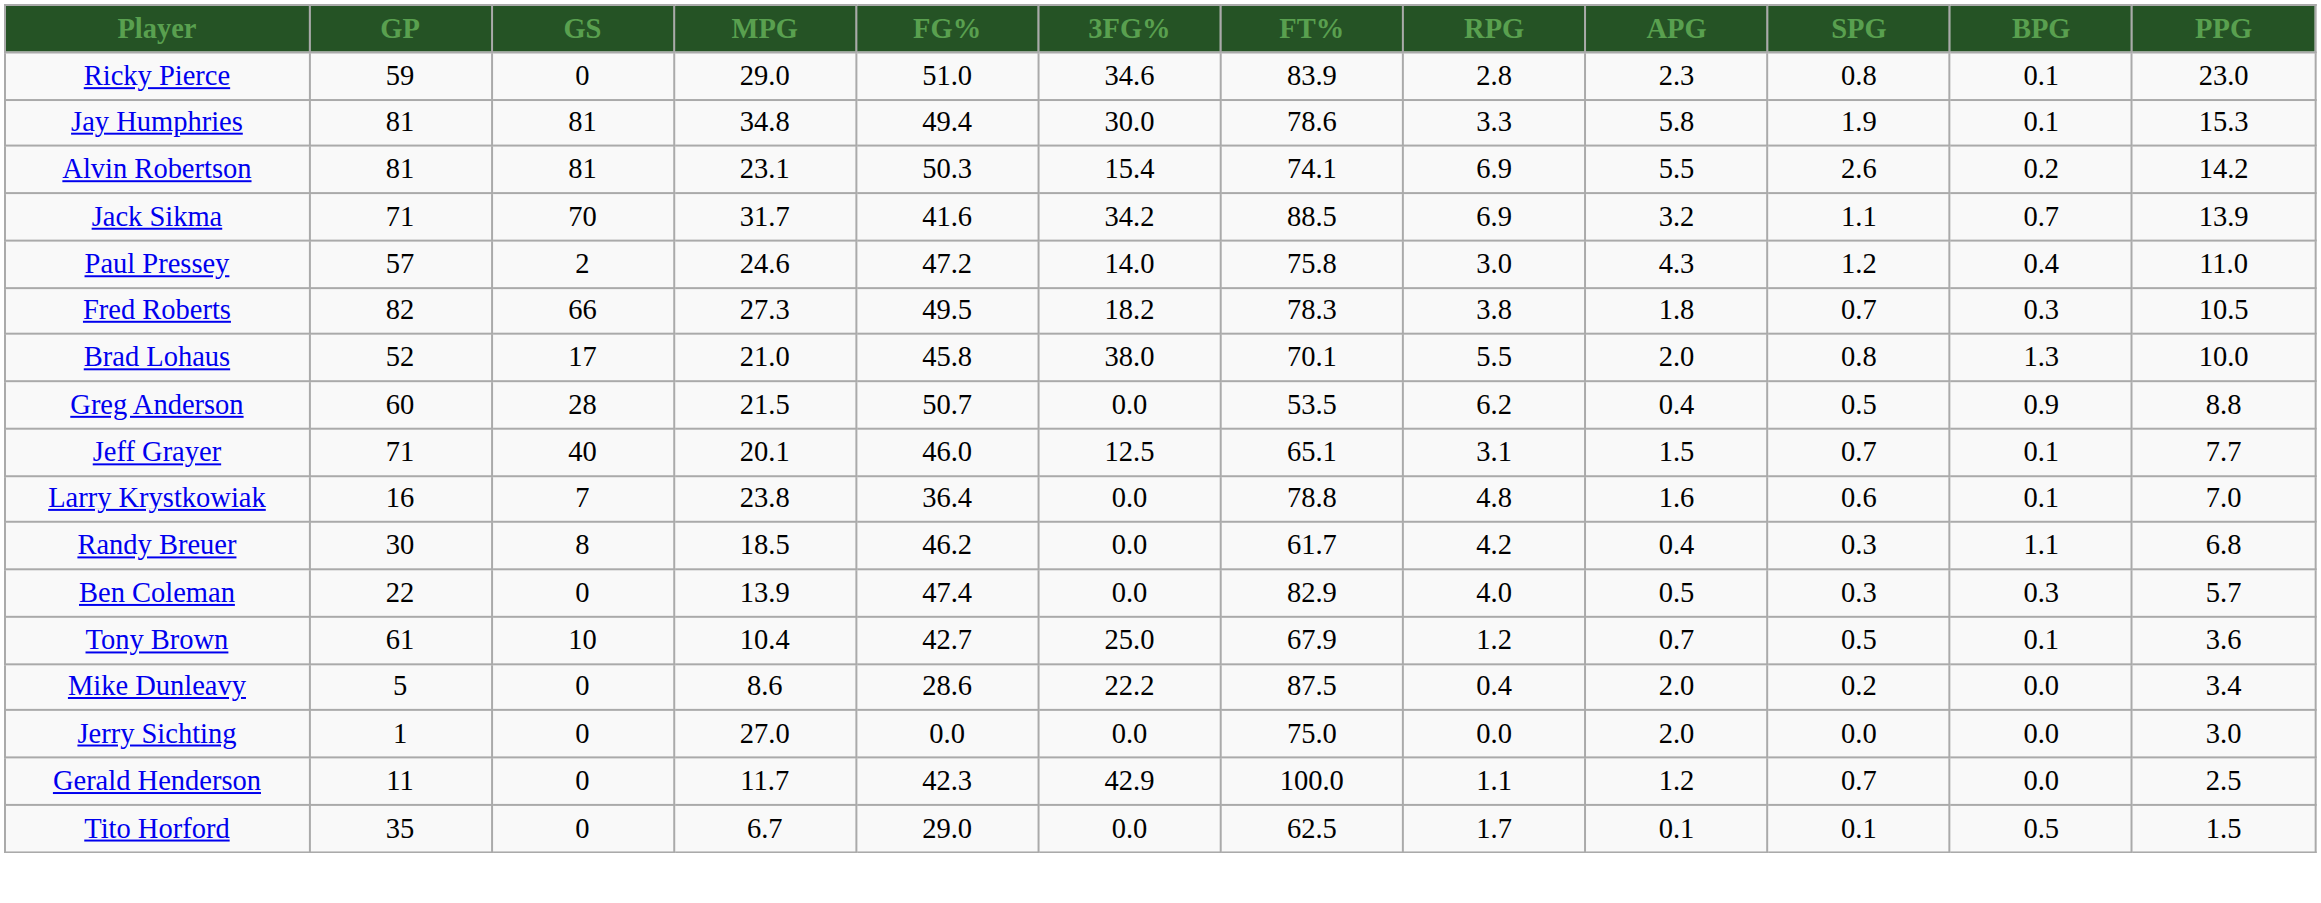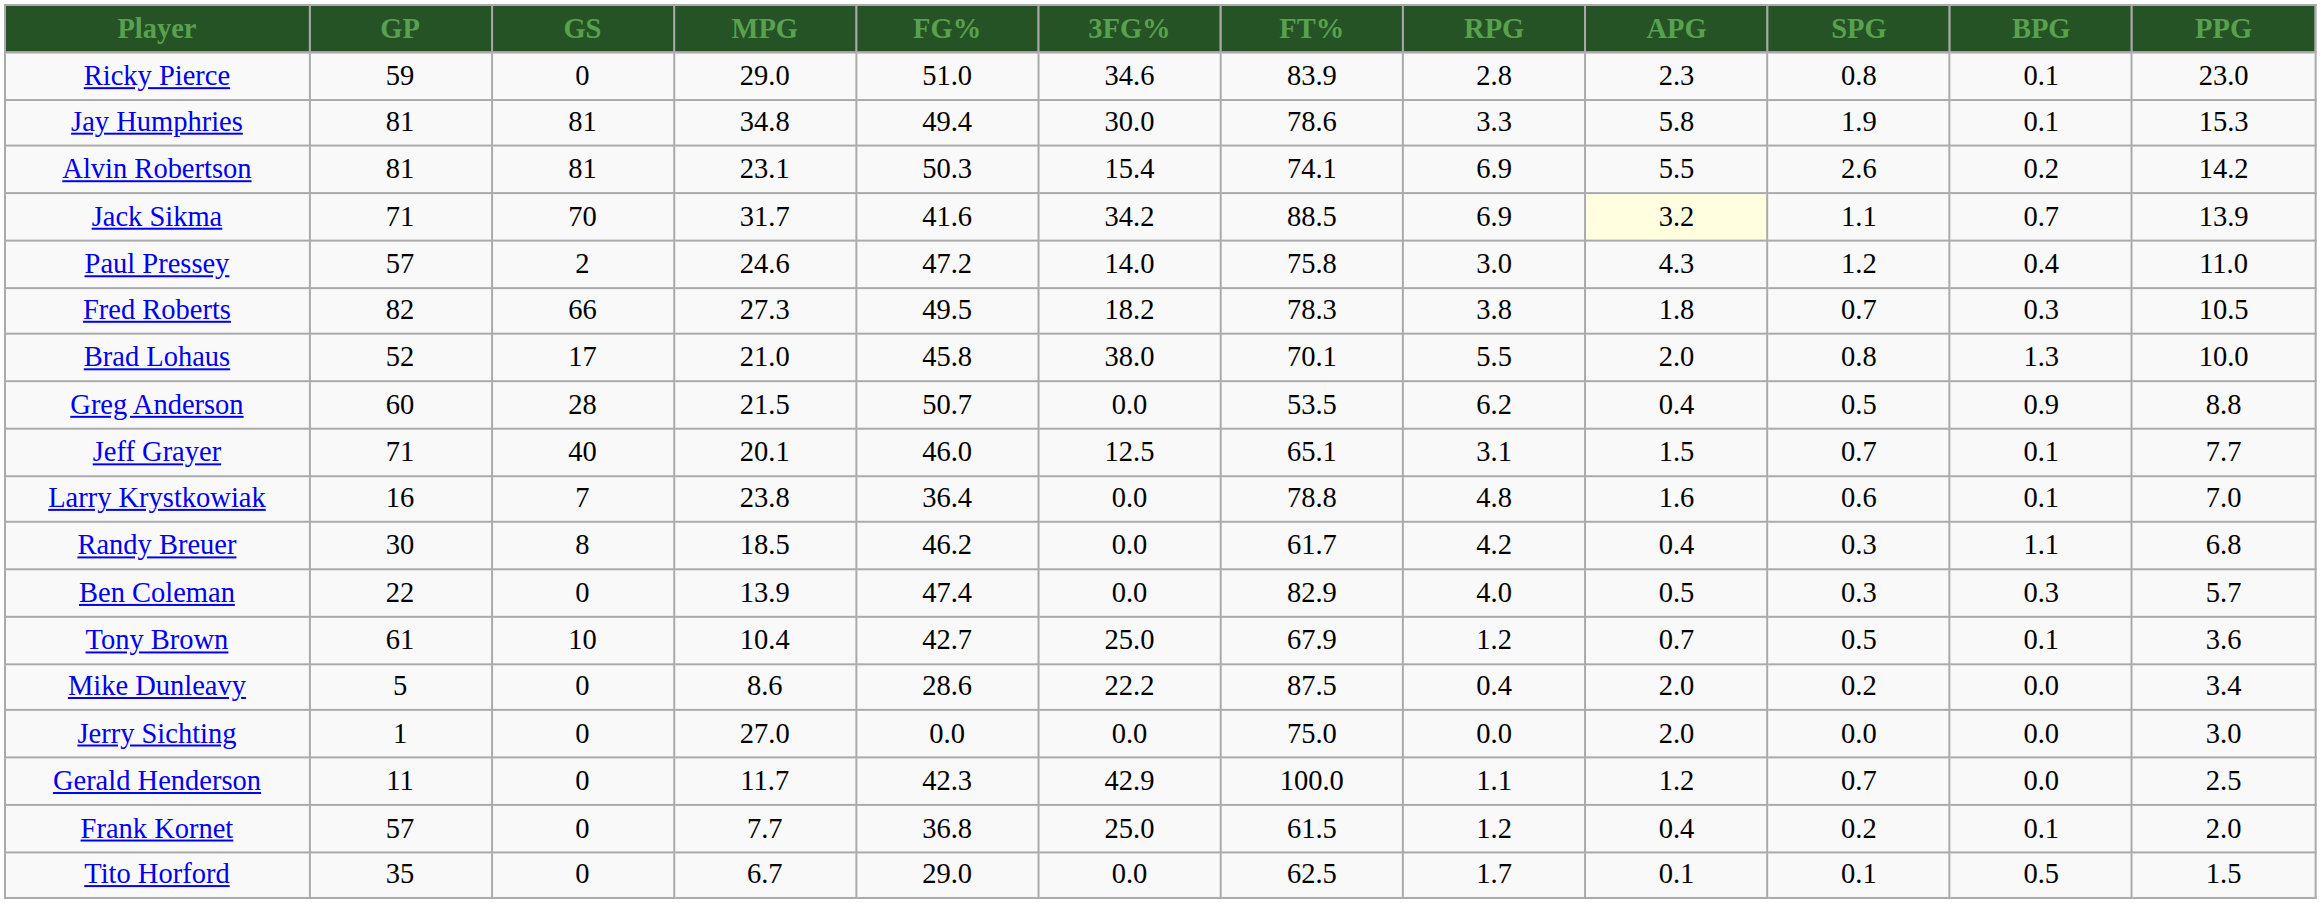(1677, 216) no background -> (1677, 216) lightyellow background
+ row: (157, 827)
